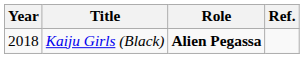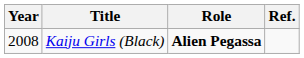(23, 41) 2018 -> (23, 41) 2008
